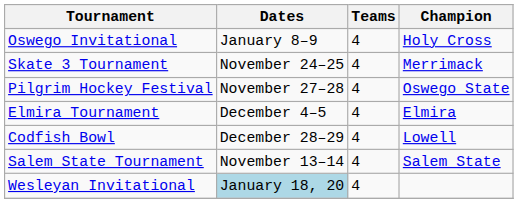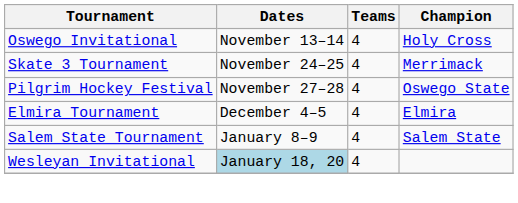(269, 41) January 8–9 -> (282, 41) November 13–14
- row: (61, 137)
(282, 162) November 13–14 -> (269, 137) January 8–9
